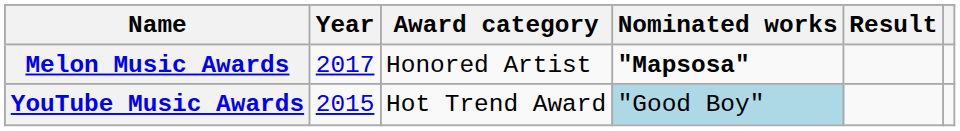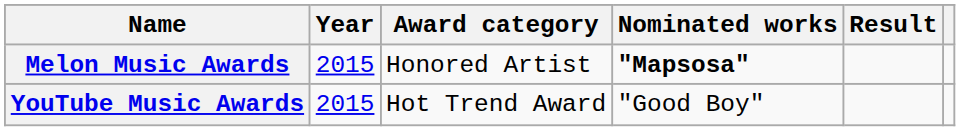(345, 65) 2017 -> (345, 65) 2015
(691, 105) lightblue background -> (691, 105) no background
